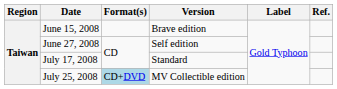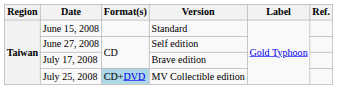(179, 28) Brave edition -> (169, 28) Standard
(169, 60) Standard -> (179, 60) Brave edition
